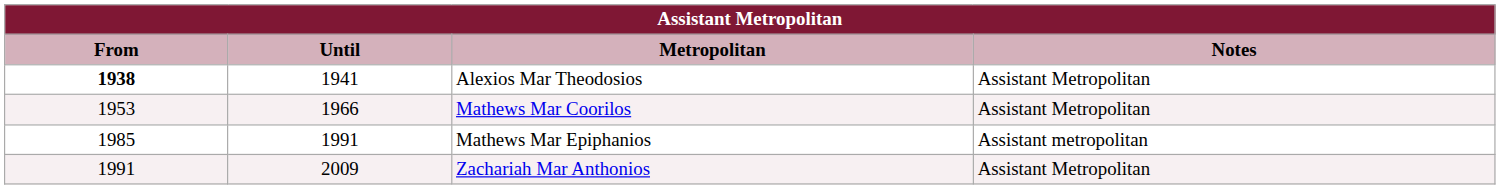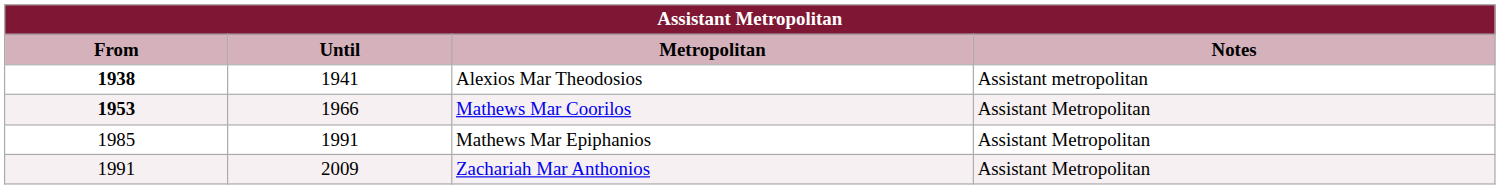(1064, 79) Assistant Metropolitan -> (1063, 79) Assistant metropolitan
(116, 109) normal -> (116, 109) bold
(1063, 139) Assistant metropolitan -> (1064, 139) Assistant Metropolitan
